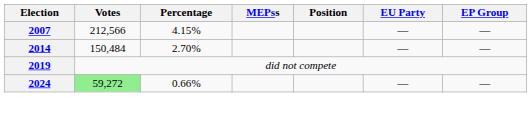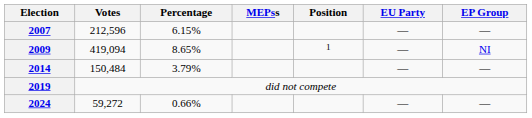(108, 30) 212,566 -> (108, 30) 212,596
(186, 30) 4.15% -> (186, 30) 6.15%
+ row: (39, 49)
(186, 48) 2.70% -> (186, 68) 3.79%
(108, 83) lightgreen background -> (108, 103) no background
